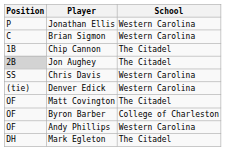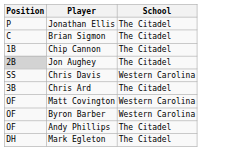(157, 24) Western Carolina -> (145, 24) The Citadel
(157, 37) Western Carolina -> (145, 37) The Citadel
+ row: (70, 88)
- row: (77, 88)
(145, 101) The Citadel -> (157, 101) Western Carolina
(169, 114) College of Charleston -> (157, 114) Western Carolina
(157, 127) Western Carolina -> (145, 127) The Citadel
